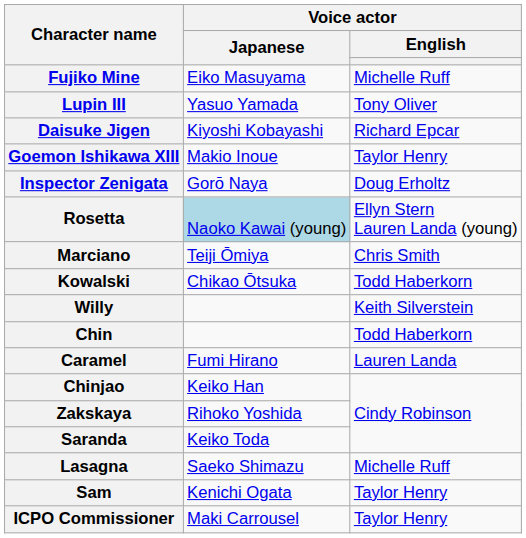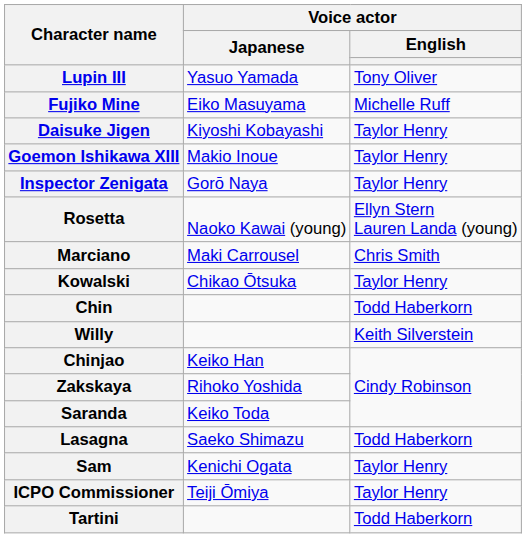rows swapped: (94, 104) <-> (94, 78)
(407, 130) Richard Epcar -> (401, 130) Taylor Henry
(402, 183) Doug Erholtz -> (401, 183) Taylor Henry
(267, 228) lightblue background -> (267, 228) no background
(228, 255) Teiji Ōmiya -> (243, 255) Maki Carrousel
(413, 281) Todd Haberkorn -> (401, 281) Taylor Henry
rows swapped: (94, 307) <-> (94, 334)
- row: (94, 360)
(402, 466) Michelle Ruff -> (413, 439) Todd Haberkorn
(243, 519) Maki Carrousel -> (228, 492) Teiji Ōmiya
+ row: (94, 519)
